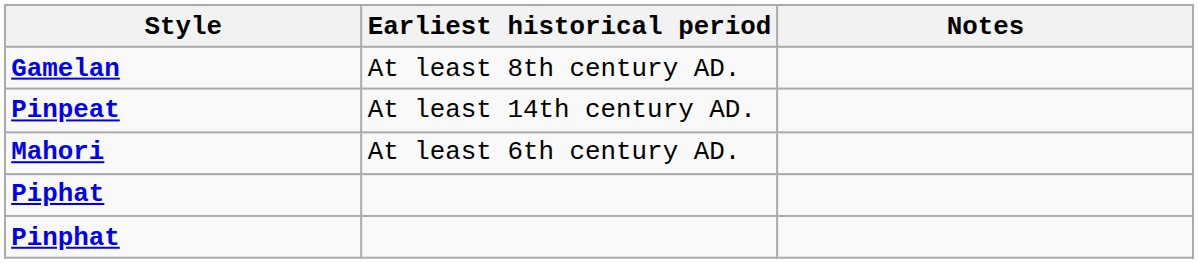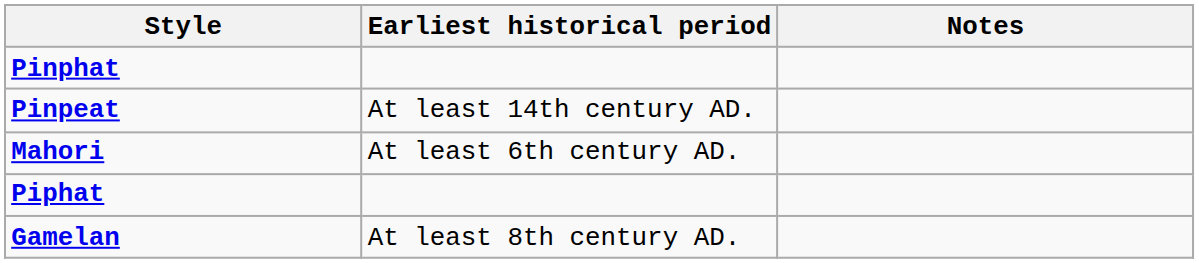rows swapped: (65, 68) <-> (65, 237)
